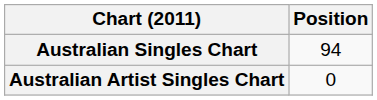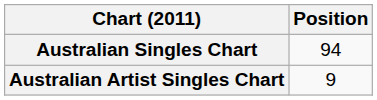(331, 79) 0 -> (331, 79) 9
